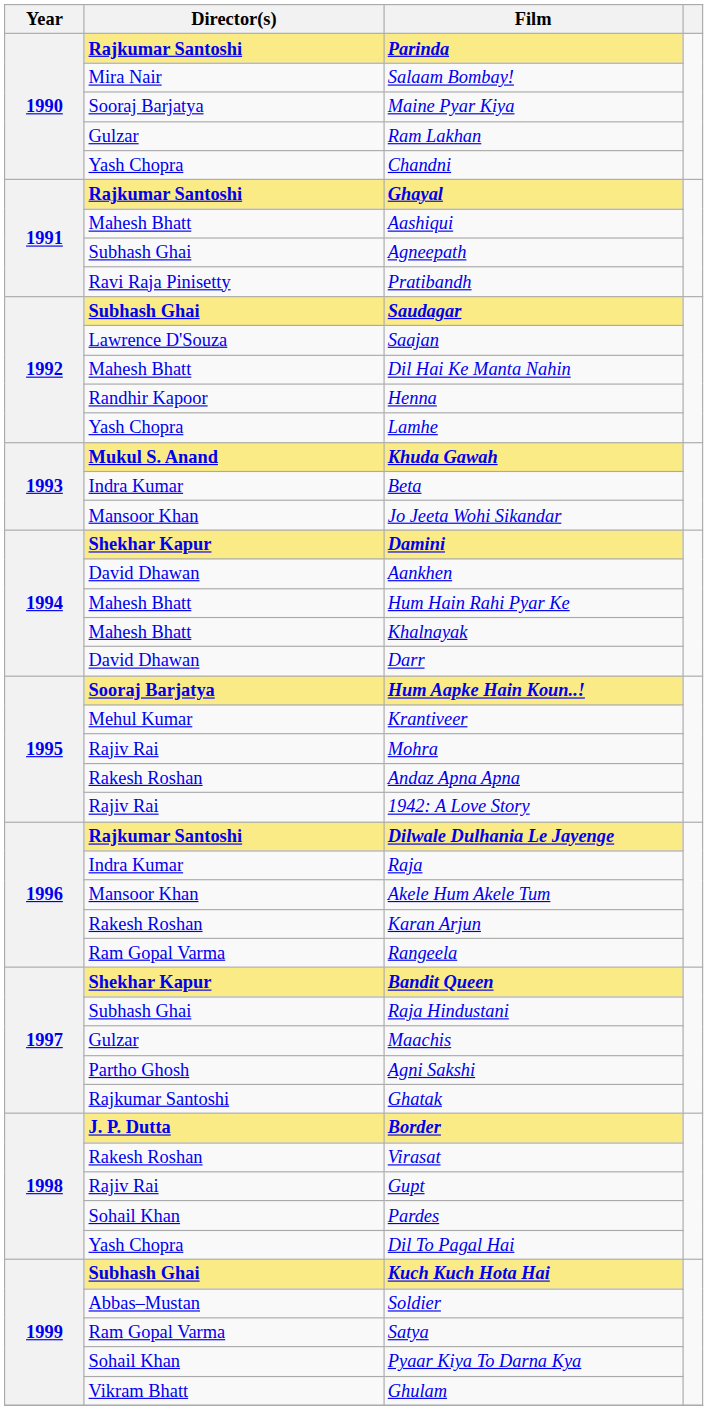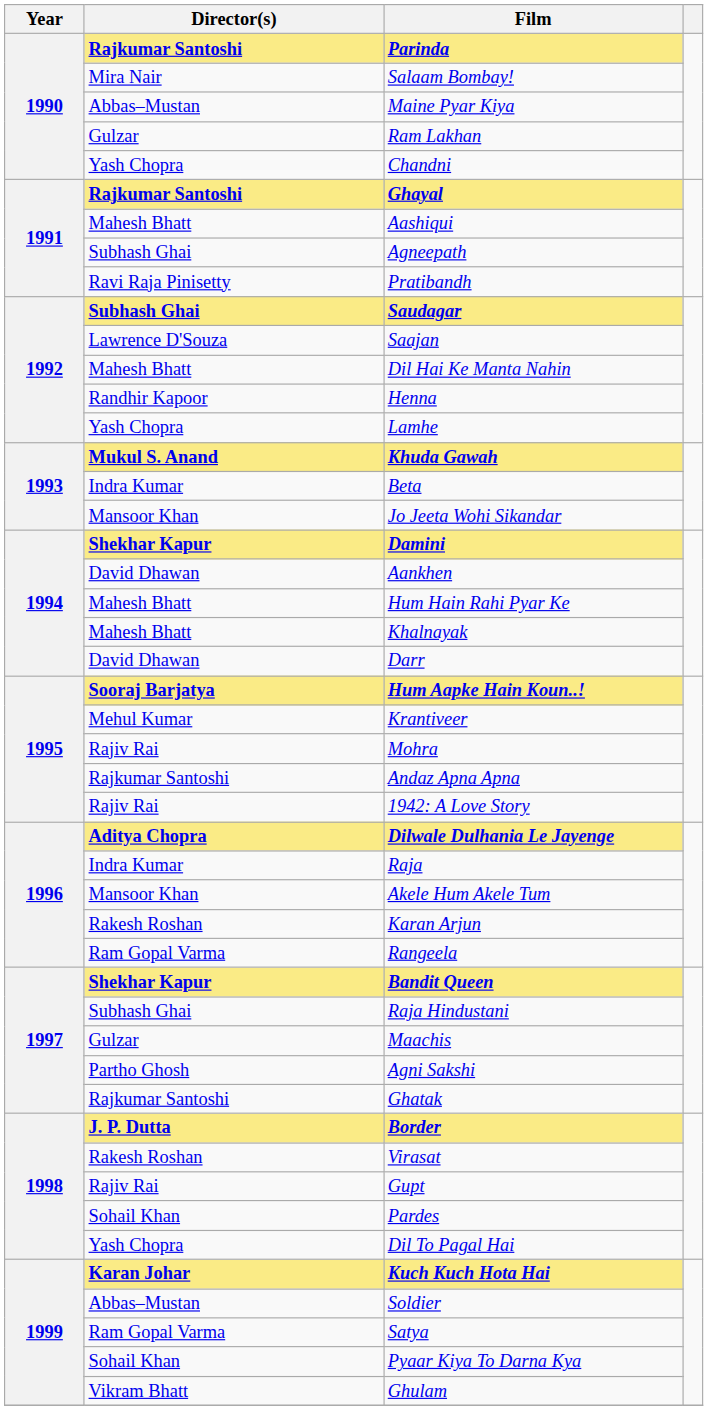(146, 106) Sooraj Barjatya -> (144, 106) Abbas–Mustan
(146, 777) Rakesh Roshan -> (159, 777) Rajkumar Santoshi
(165, 836) Rajkumar Santoshi -> (148, 836) Aditya Chopra
(144, 1273) Subhash Ghai -> (139, 1273) Karan Johar
